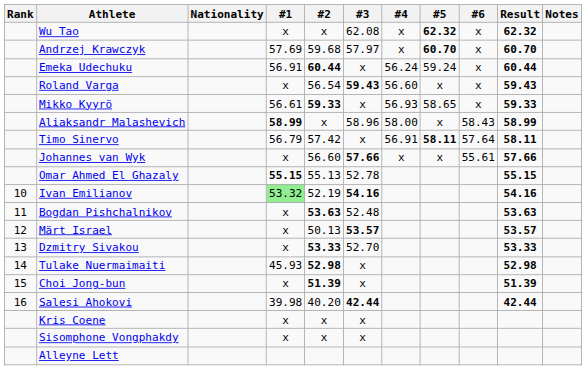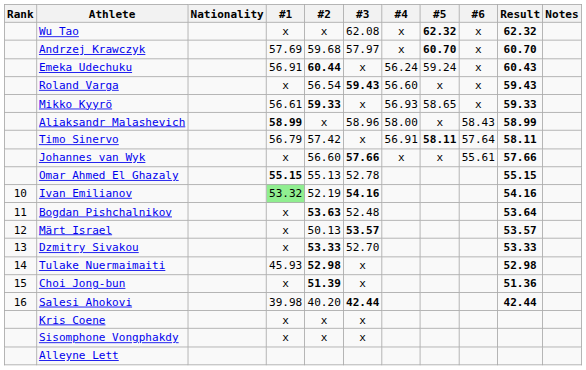(520, 67) 60.44 -> (520, 67) 60.43
(520, 212) 53.63 -> (520, 212) 53.64
(520, 284) 51.39 -> (520, 284) 51.36
